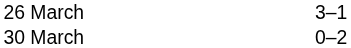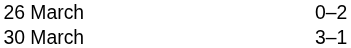(331, 12) 3–1 -> (331, 12) 0–2
(331, 38) 0–2 -> (331, 38) 3–1
